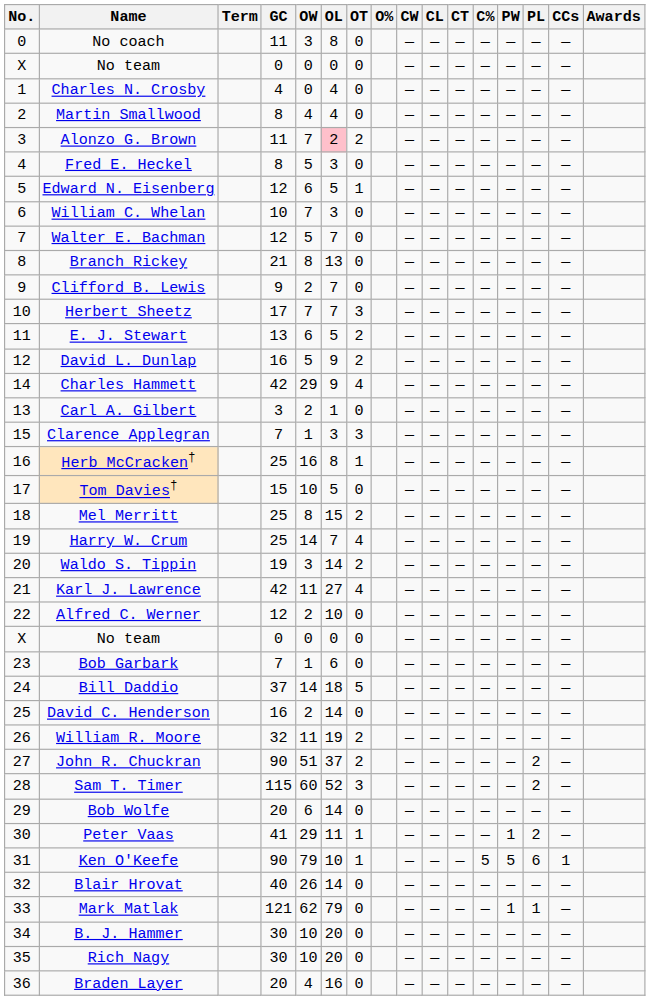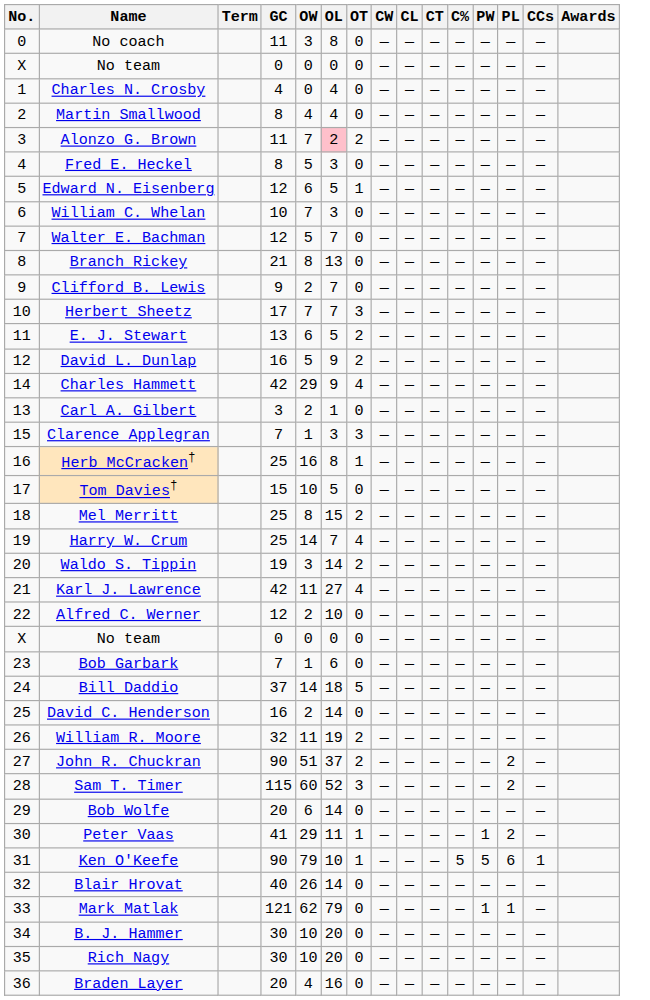- column: (384, 17)
